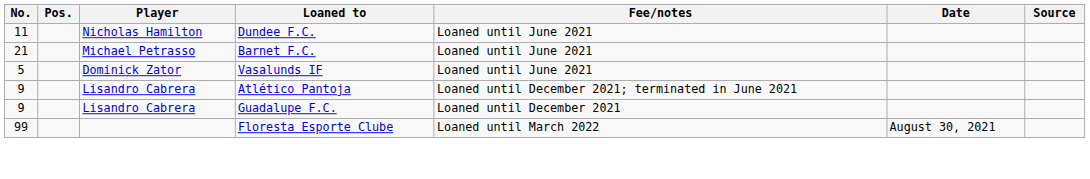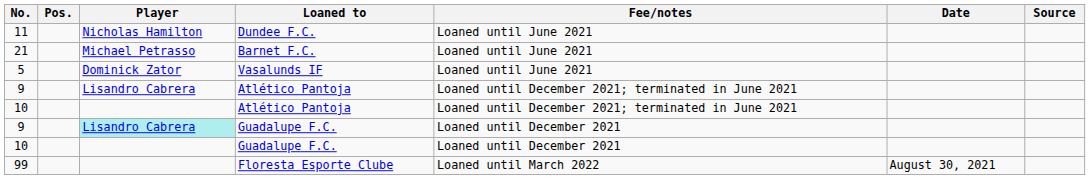+ row: (21, 109)
(139, 109) no background -> (139, 128) paleturquoise background
+ row: (21, 147)
